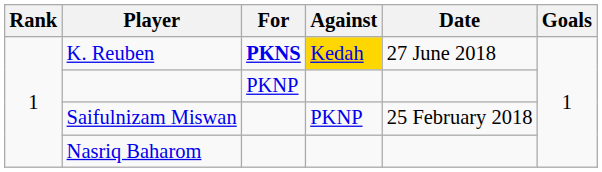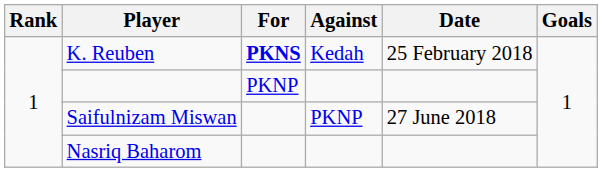(337, 53) gold background -> (337, 53) no background
(441, 53) 27 June 2018 -> (460, 53) 25 February 2018
(460, 118) 25 February 2018 -> (441, 118) 27 June 2018
